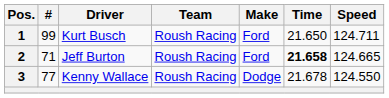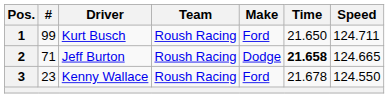(256, 56) Ford -> (262, 56) Dodge
(48, 77) 77 -> (48, 77) 23
(262, 77) Dodge -> (256, 77) Ford
